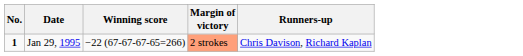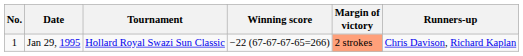+ column: (155, 19)
(14, 43) bold -> (14, 43) normal
